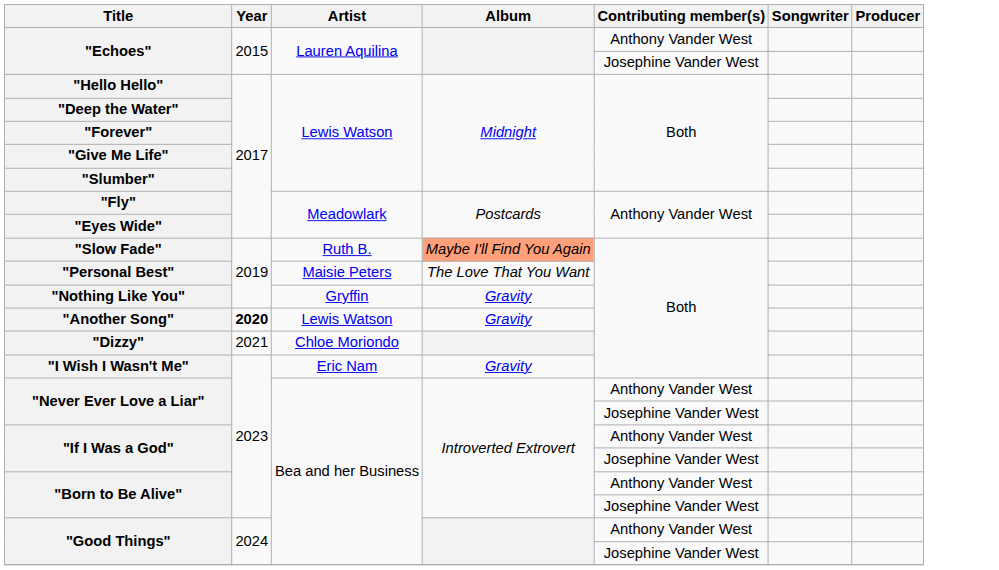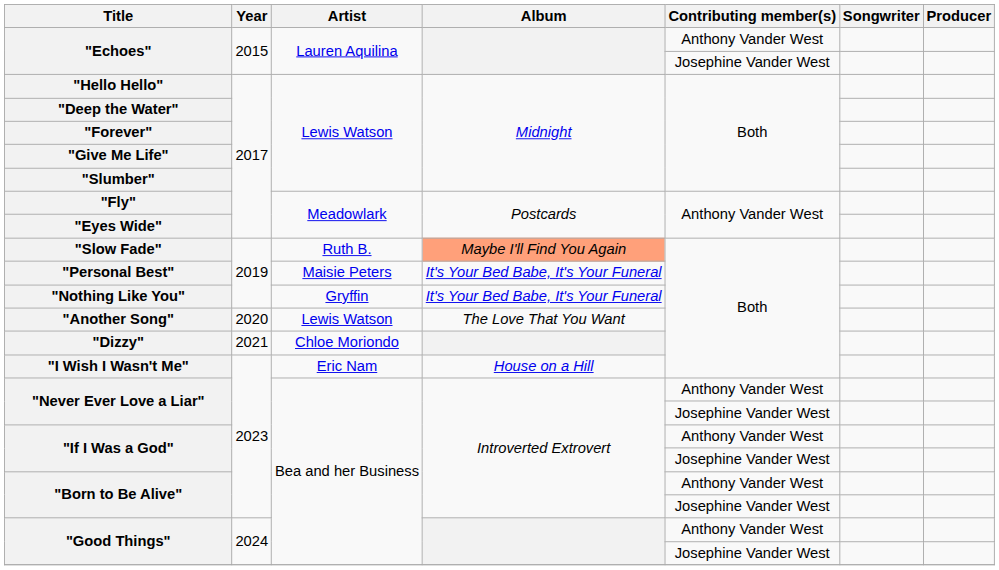(508, 272) The Love That You Want -> (544, 272) It's Your Bed Babe, It's Your Funeral
(508, 296) Gravity -> (544, 296) It's Your Bed Babe, It's Your Funeral
(252, 319) bold -> (252, 319) normal
(508, 319) Gravity -> (544, 319) The Love That You Want
(508, 366) Gravity -> (544, 366) House on a Hill
